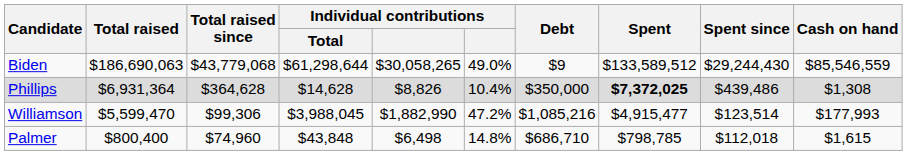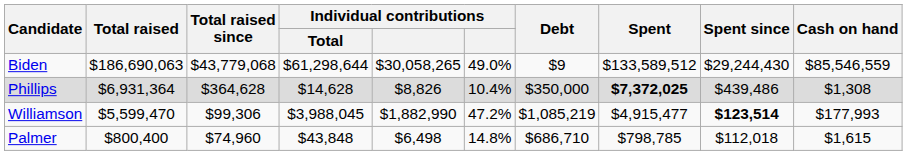(557, 114) $1,085,216 -> (557, 114) $1,085,219
(747, 114) normal -> (747, 114) bold
